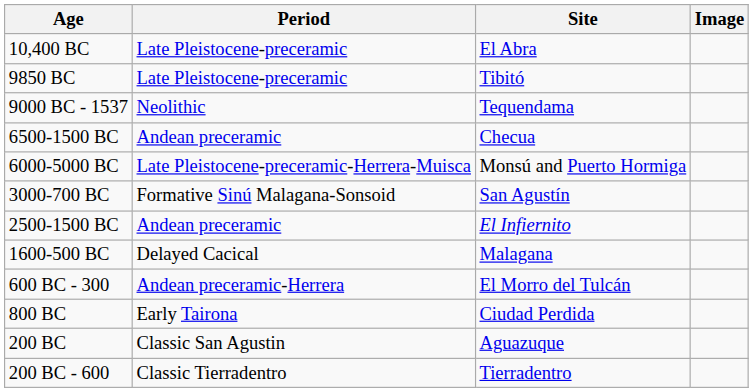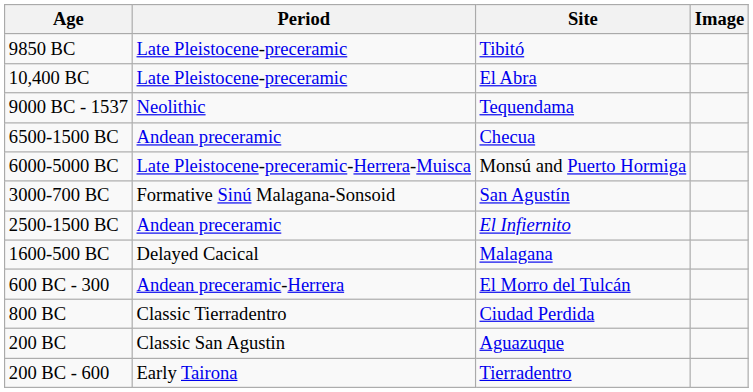rows swapped: (49, 48) <-> (42, 78)
(187, 313) Early Tairona -> (212, 313) Classic Tierradentro
(212, 372) Classic Tierradentro -> (187, 372) Early Tairona
